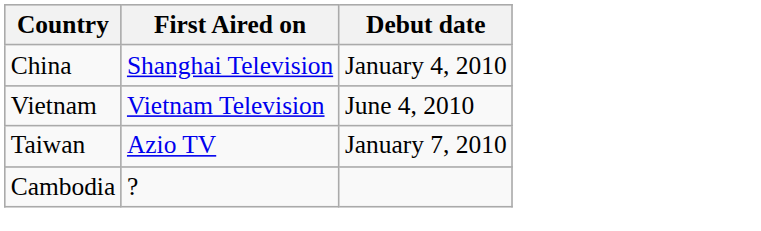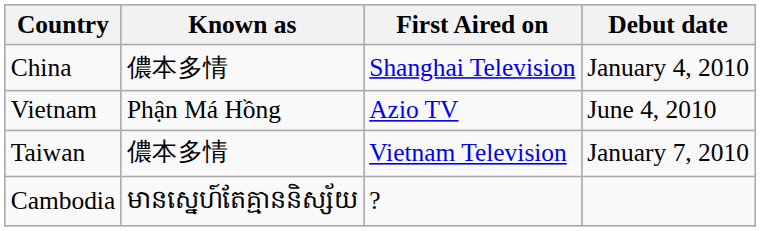+ column: (242, 24)
(226, 105) Vietnam Television -> (414, 110) Azio TV
(172, 145) Azio TV -> (468, 152) Vietnam Television
